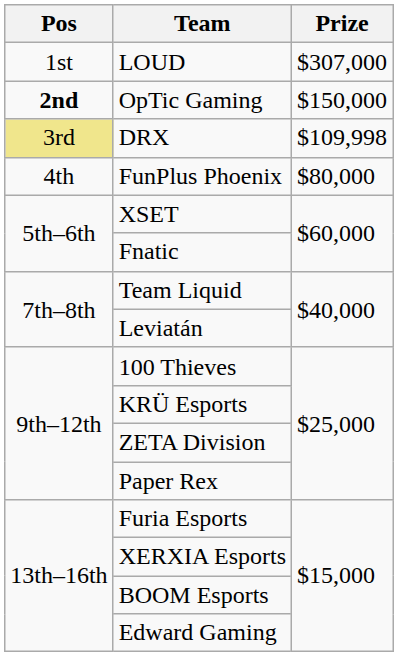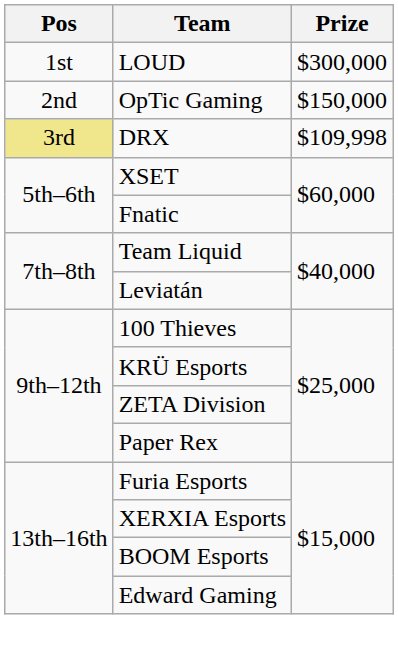(342, 61) $307,000 -> (342, 61) $300,000
(59, 99) bold -> (59, 99) normal
- row: (200, 175)
